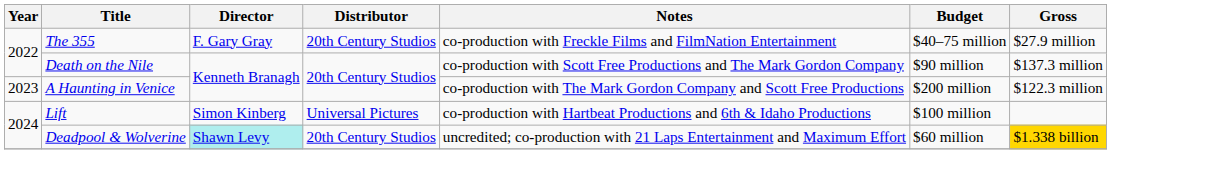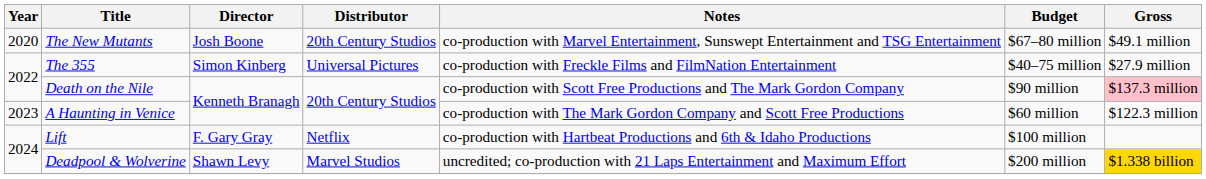+ row: (99, 40)
(233, 40) F. Gary Gray -> (239, 64) Simon Kinberg
(371, 40) 20th Century Studios -> (363, 64) Universal Pictures
(1058, 64) no background -> (1153, 88) pink background
(952, 88) $200 million -> (1043, 112) $60 million
(239, 112) Simon Kinberg -> (233, 137) F. Gary Gray
(363, 112) Universal Pictures -> (328, 137) Netflix
(231, 137) paleturquoise background -> (231, 161) no background
(371, 137) 20th Century Studios -> (353, 161) Marvel Studios
(948, 137) $60 million -> (1047, 161) $200 million
